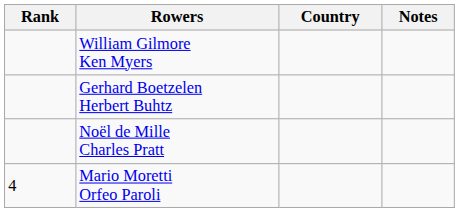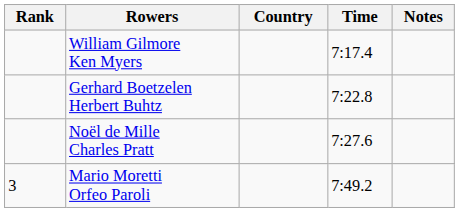+ column: (360, 17)
(12, 185) 4 -> (12, 185) 3
